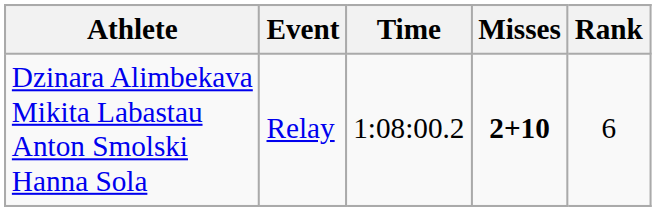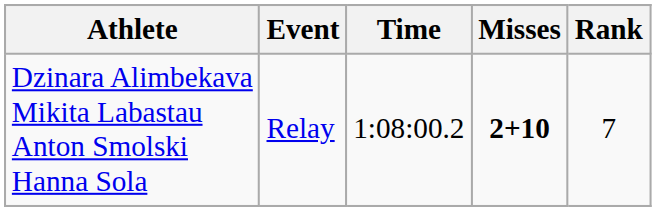(609, 128) 6 -> (609, 128) 7
